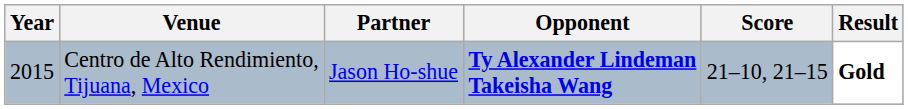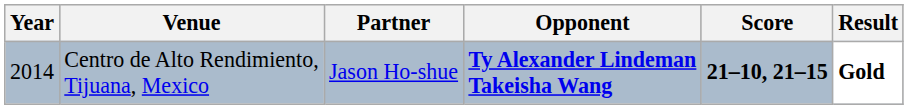(32, 72) 2015 -> (32, 72) 2014
(767, 72) normal -> (767, 72) bold
